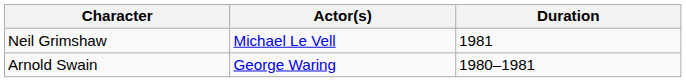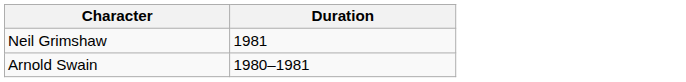- column: (343, 16)
